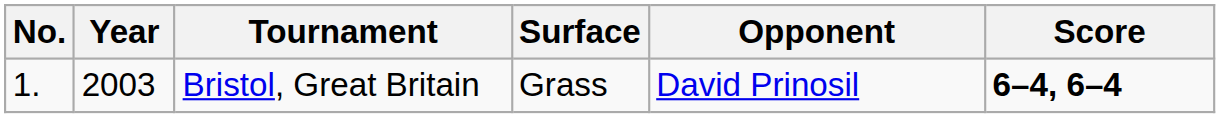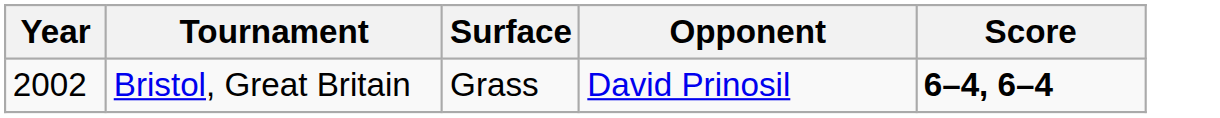- column: (40, 30)
(119, 84) 2003 -> (50, 84) 2002
